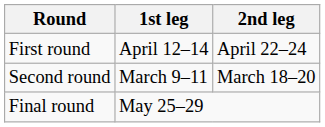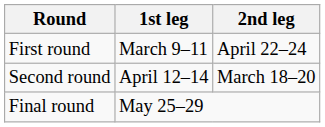(164, 48) April 12–14 -> (163, 48) March 9–11
(163, 77) March 9–11 -> (164, 77) April 12–14
